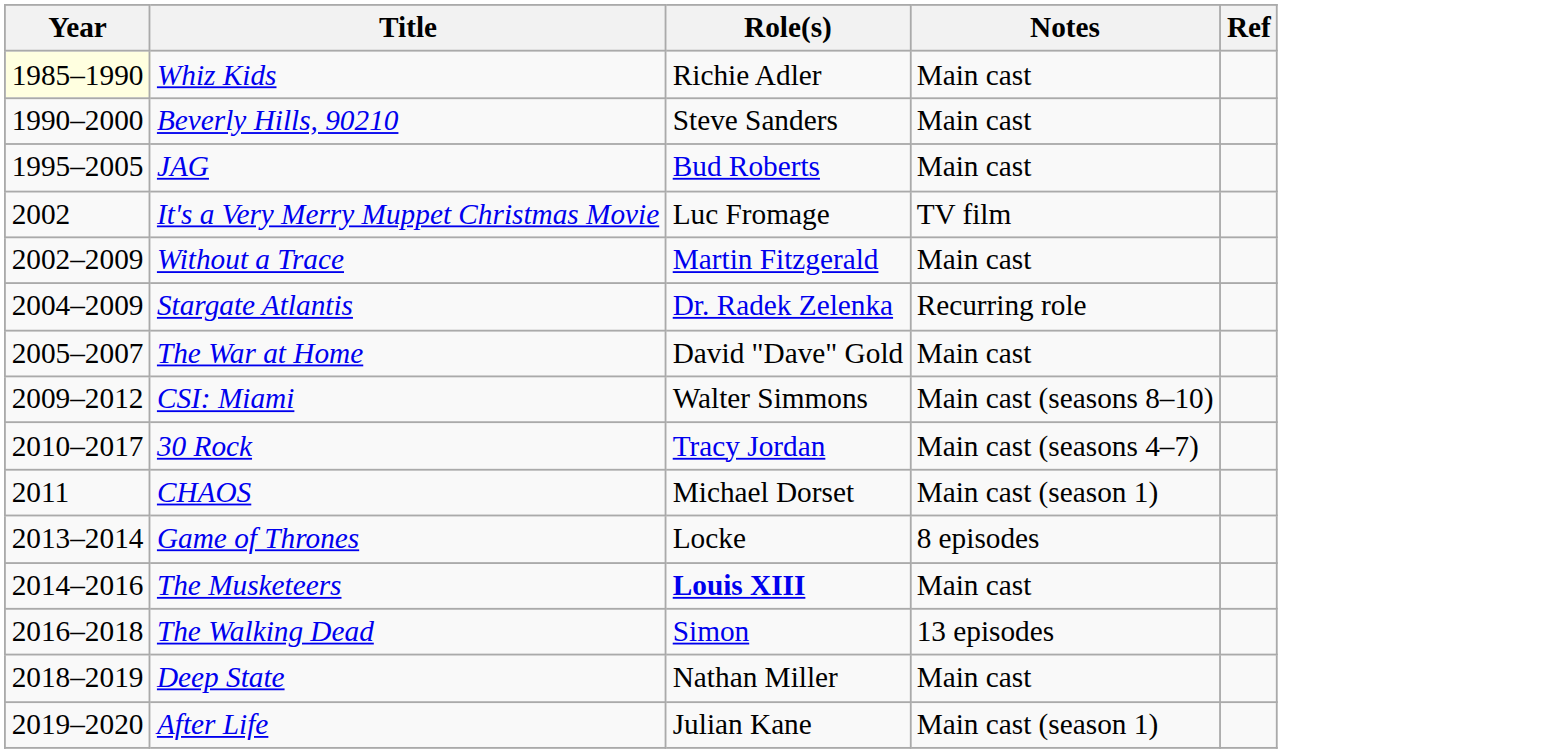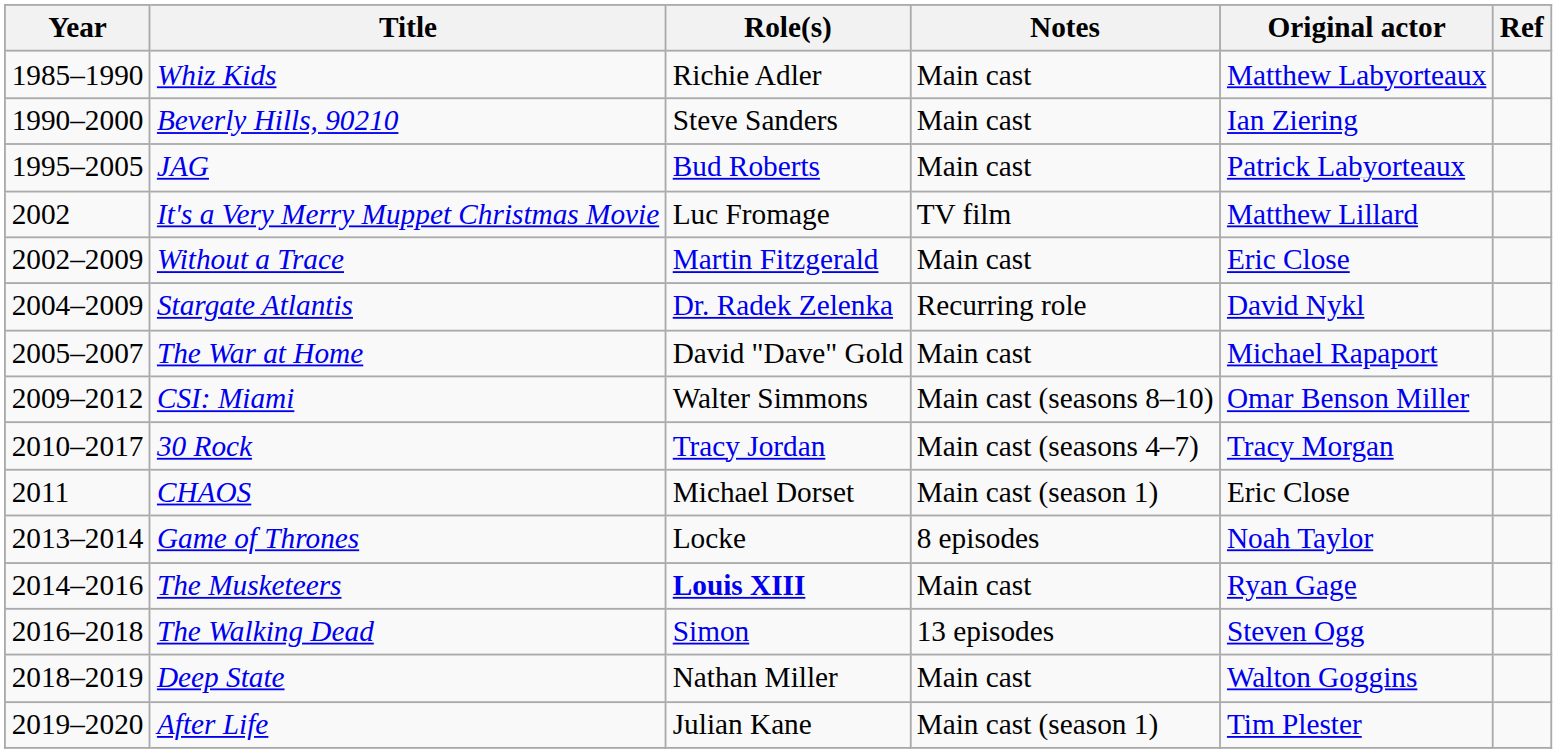+ column: (1357, 27)
(78, 74) lightyellow background -> (78, 74) no background
